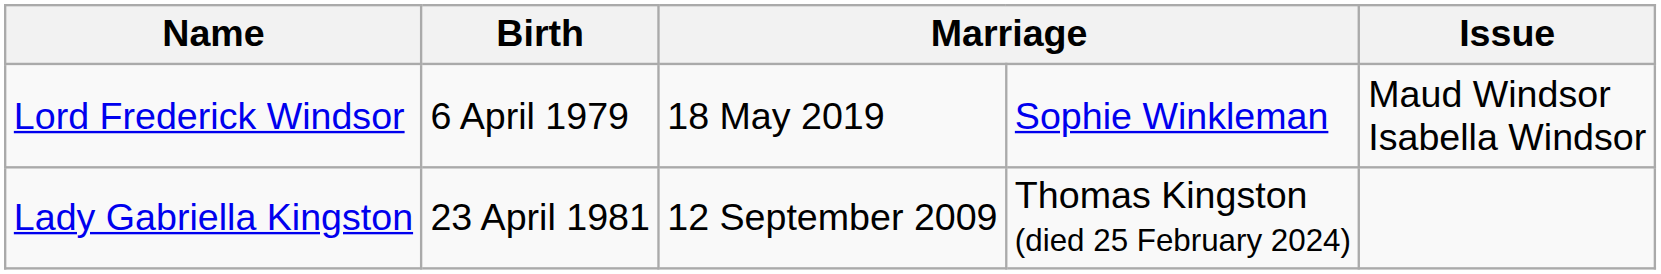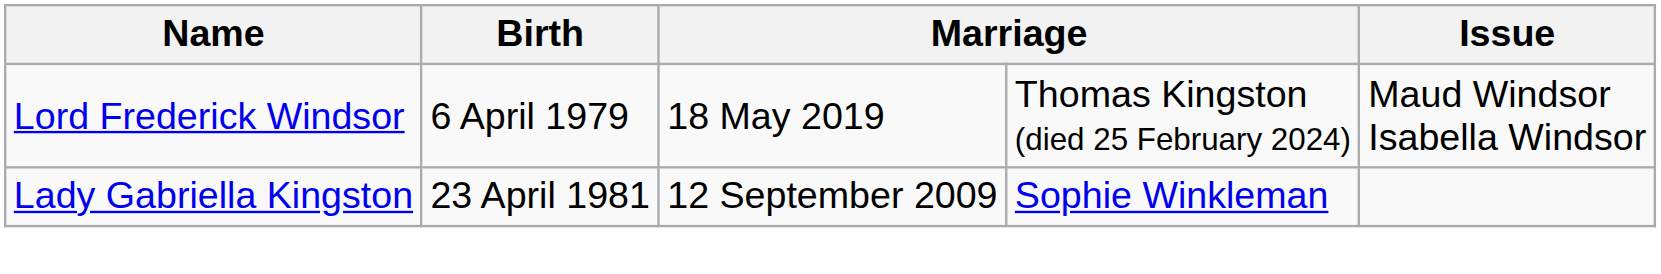(1172, 115) Sophie Winkleman -> (1183, 115) Thomas Kingston (died 25 February 2024)
(1183, 217) Thomas Kingston (died 25 February 2024) -> (1172, 195) Sophie Winkleman
